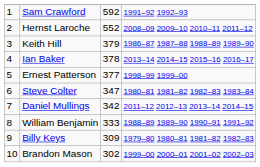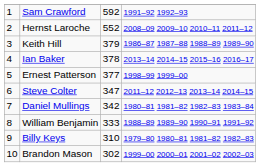(189, 91) 1980–81 1981–82 1982–83 1983–84 -> (188, 91) 2011–12 2012–13 2013–14 2014–15
(188, 107) 2011–12 2012–13 2013–14 2014–15 -> (189, 107) 1980–81 1981–82 1982–83 1983–84
(111, 138) 309 -> (111, 138) 310
